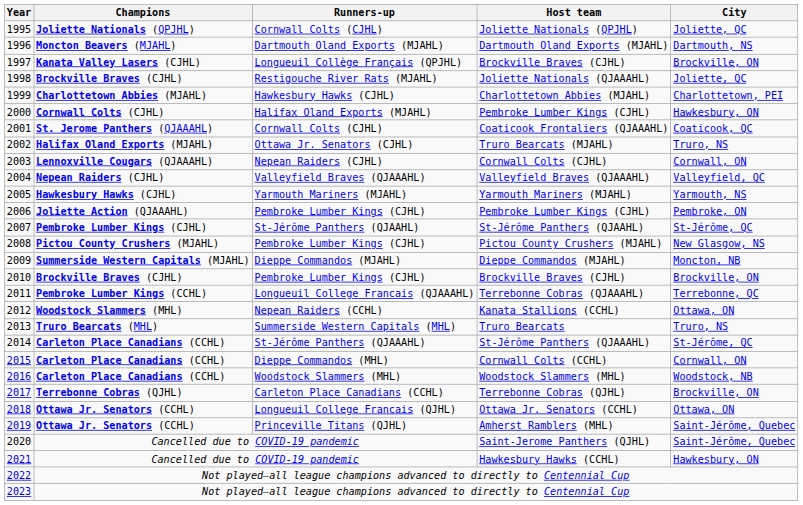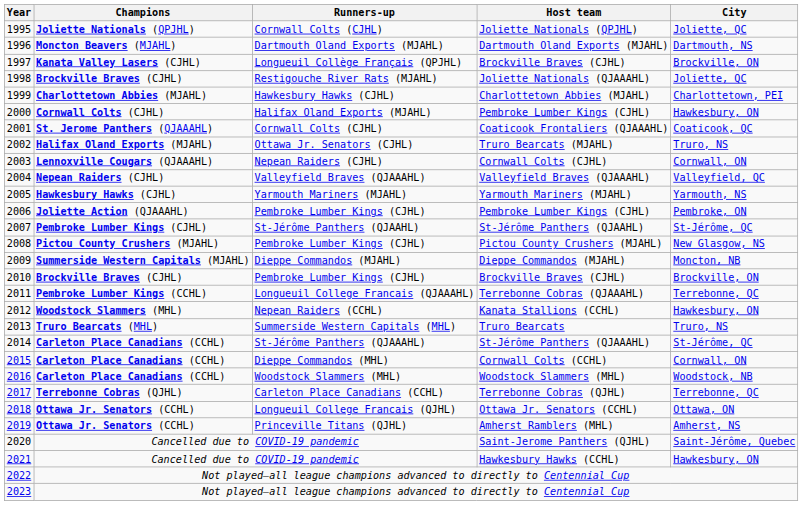(704, 310) Ottawa, ON -> (716, 310) Hawkesbury, ON
(716, 393) Brockville, ON -> (716, 393) Terrebonne, QC
(734, 426) Saint-Jérôme, Quebec -> (707, 426) Amherst, NS
